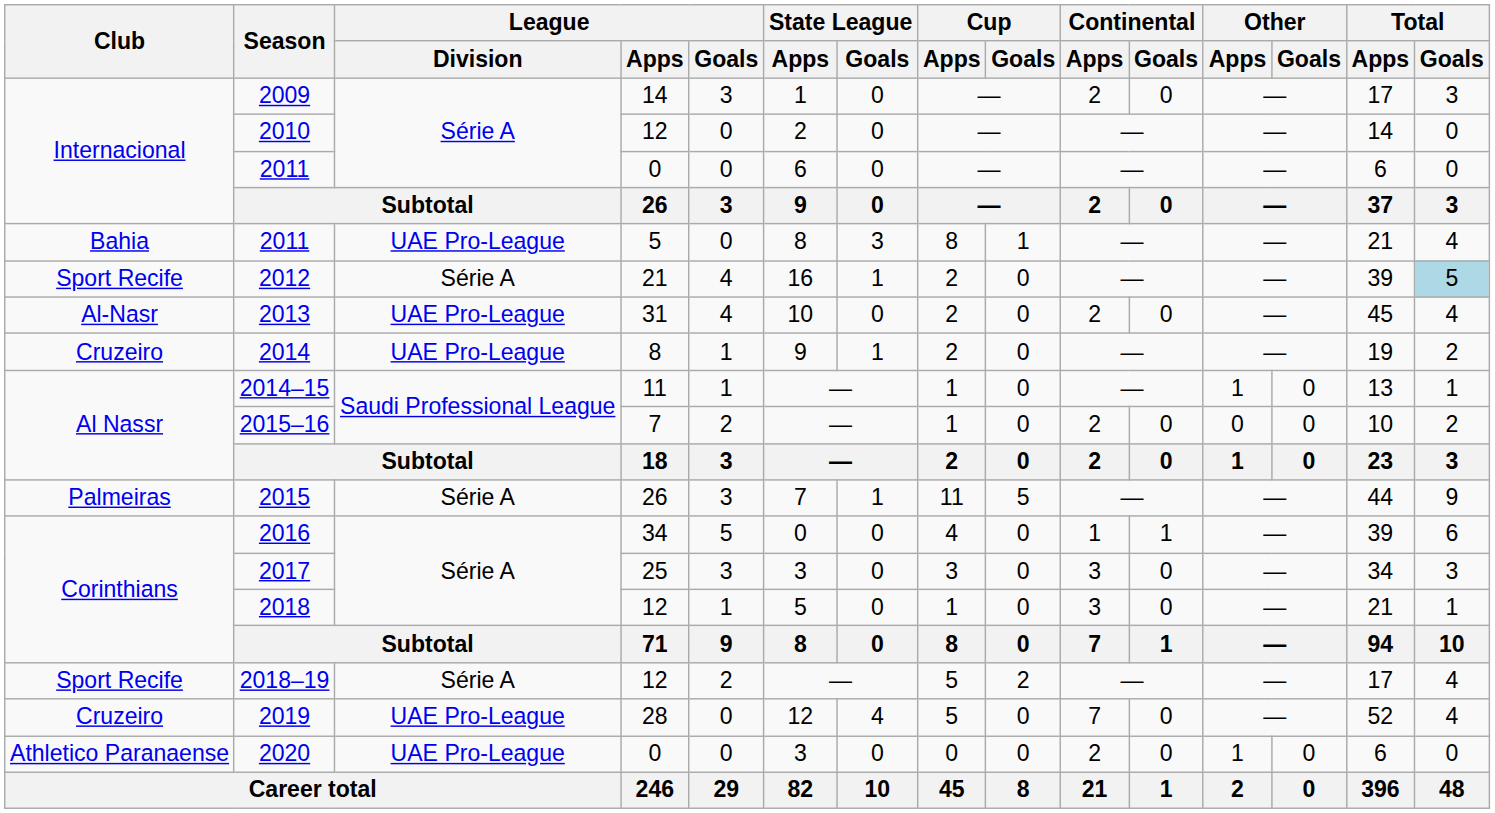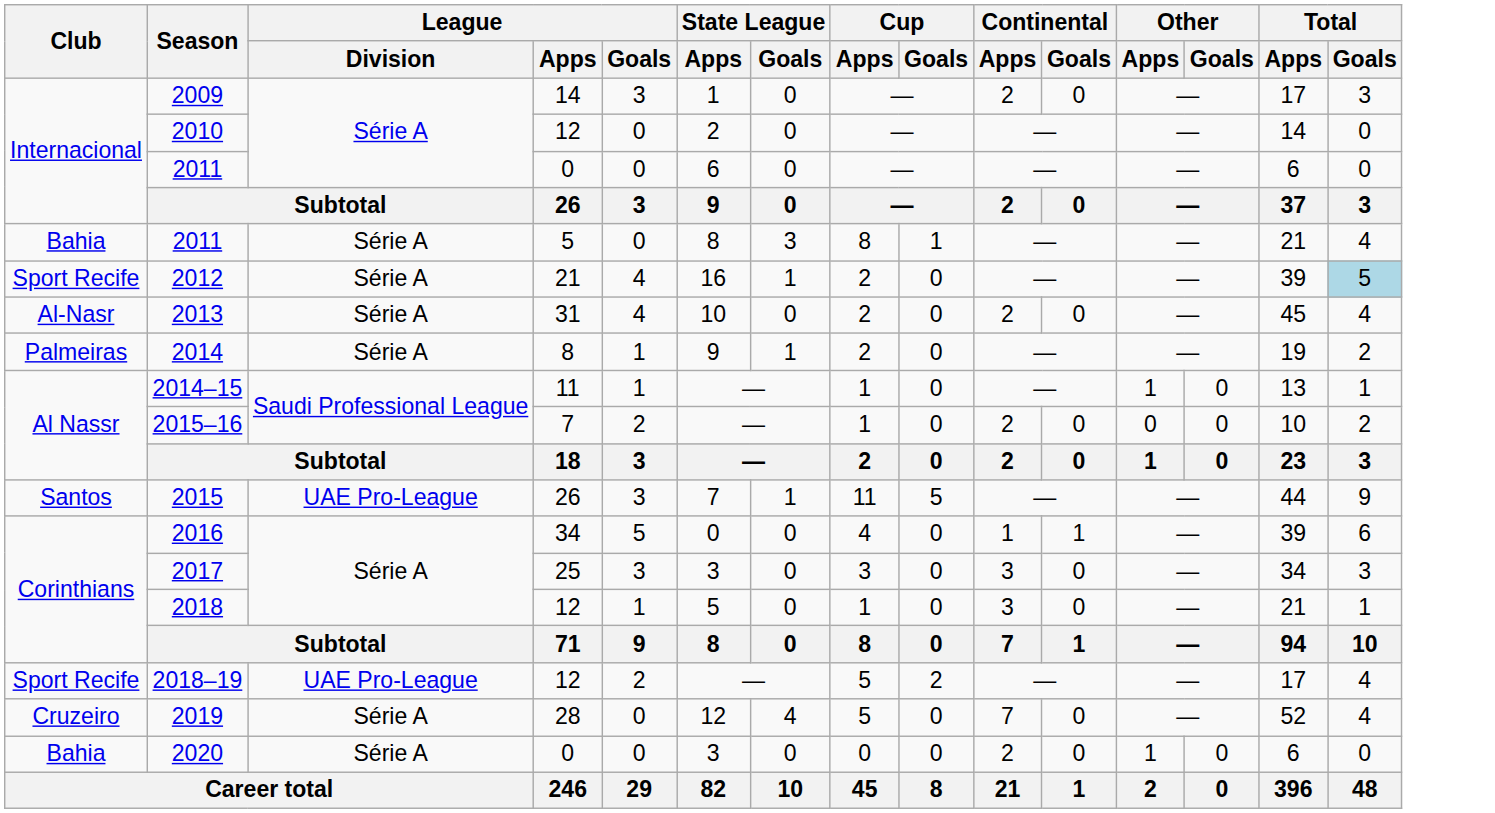(478, 242) UAE Pro-League -> (391, 242) Série A
(478, 315) UAE Pro-League -> (391, 315) Série A
(120, 351) Cruzeiro -> (76, 351) Palmeiras
(478, 351) UAE Pro-League -> (391, 351) Série A
(120, 497) Palmeiras -> (76, 497) Santos
(478, 497) Série A -> (391, 497) UAE Pro-League
(478, 680) Série A -> (391, 680) UAE Pro-League
(478, 717) UAE Pro-League -> (391, 717) Série A
(120, 753) Athletico Paranaense -> (76, 753) Bahia
(478, 753) UAE Pro-League -> (391, 753) Série A
